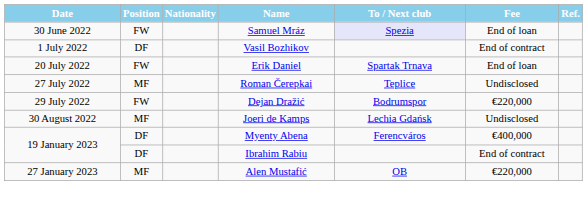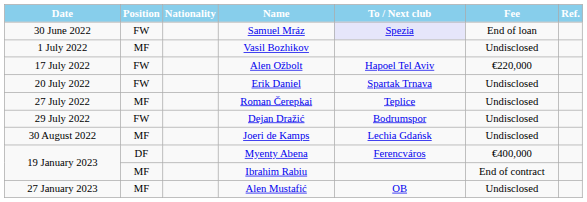(141, 48) DF -> (141, 48) MF
(512, 48) End of contract -> (512, 48) Undisclosed
+ row: (276, 66)
(512, 66) End of loan -> (512, 83) Undisclosed
(512, 101) €220,000 -> (512, 119) Undisclosed
(141, 154) DF -> (141, 171) MF
(512, 171) €220,000 -> (512, 189) Undisclosed
